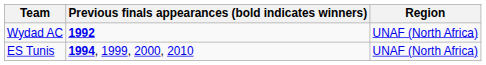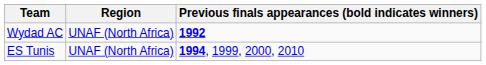columns swapped: (425, 13) <-> (218, 13)
